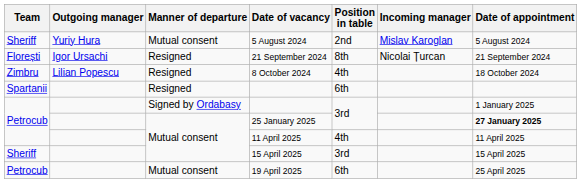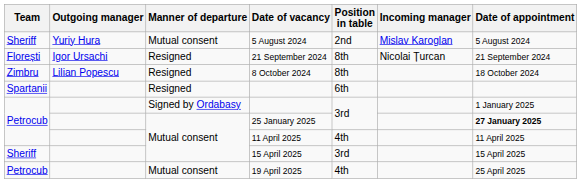(342, 72) 4th -> (342, 72) 8th
(342, 170) 6th -> (342, 170) 4th
